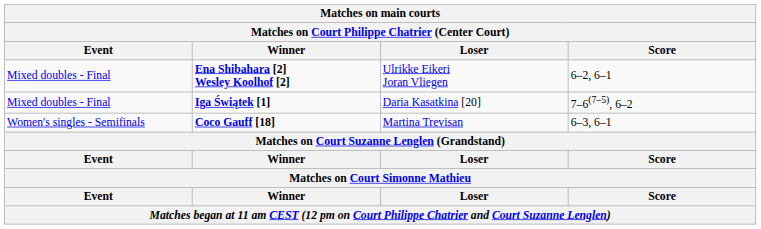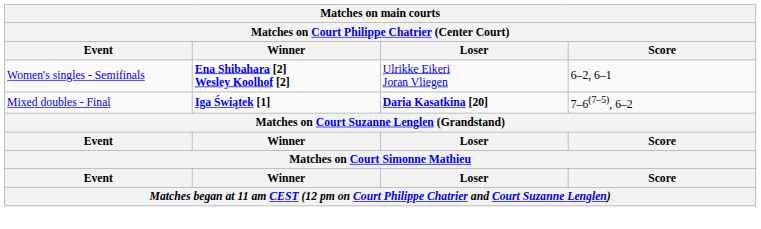(59, 75) Mixed doubles - Final -> (76, 75) Women's singles - Semifinals
(432, 102) normal -> (435, 102) bold
- row: (235, 122)
